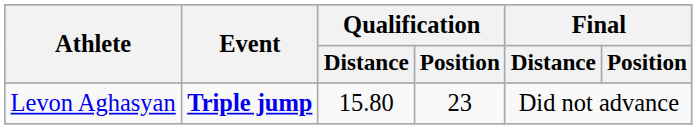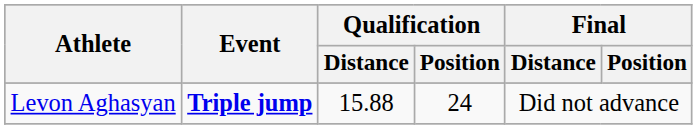(366, 103) 15.80 -> (366, 103) 15.88
(460, 103) 23 -> (460, 103) 24
